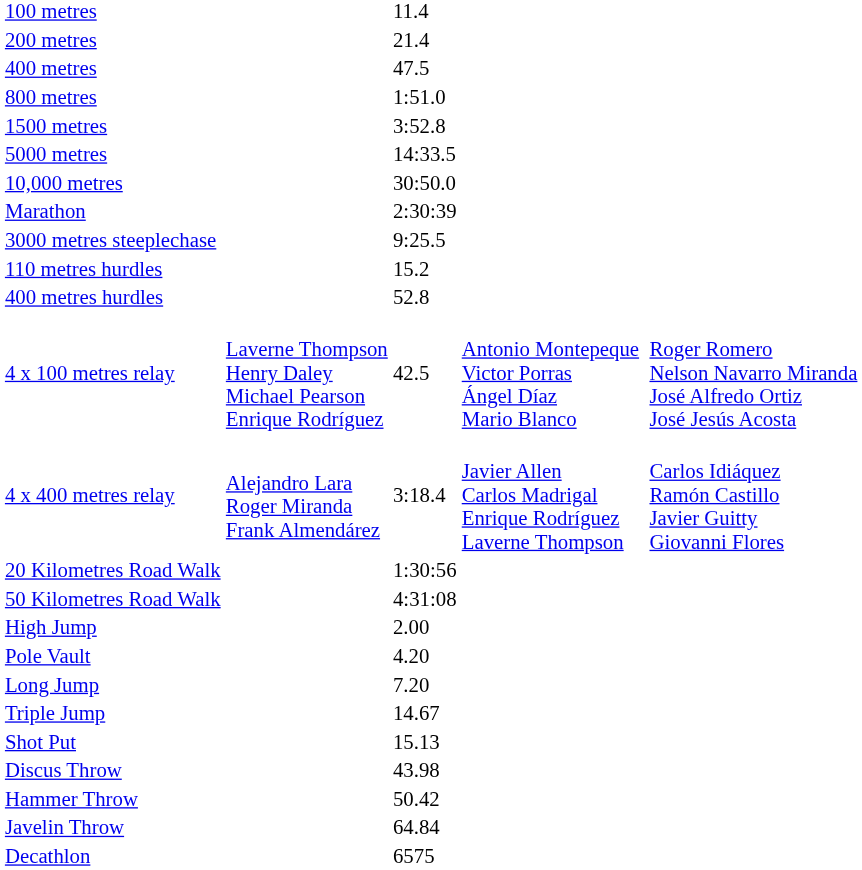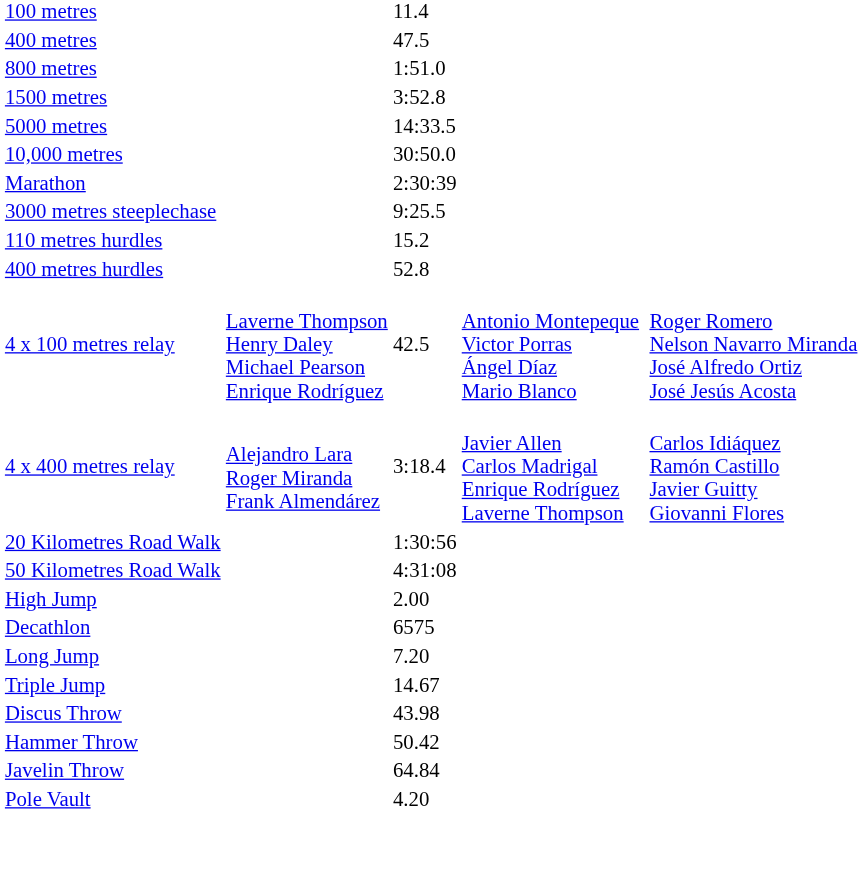- row: (51, 40)
rows swapped: (48, 656) <-> (48, 856)
- row: (40, 742)
